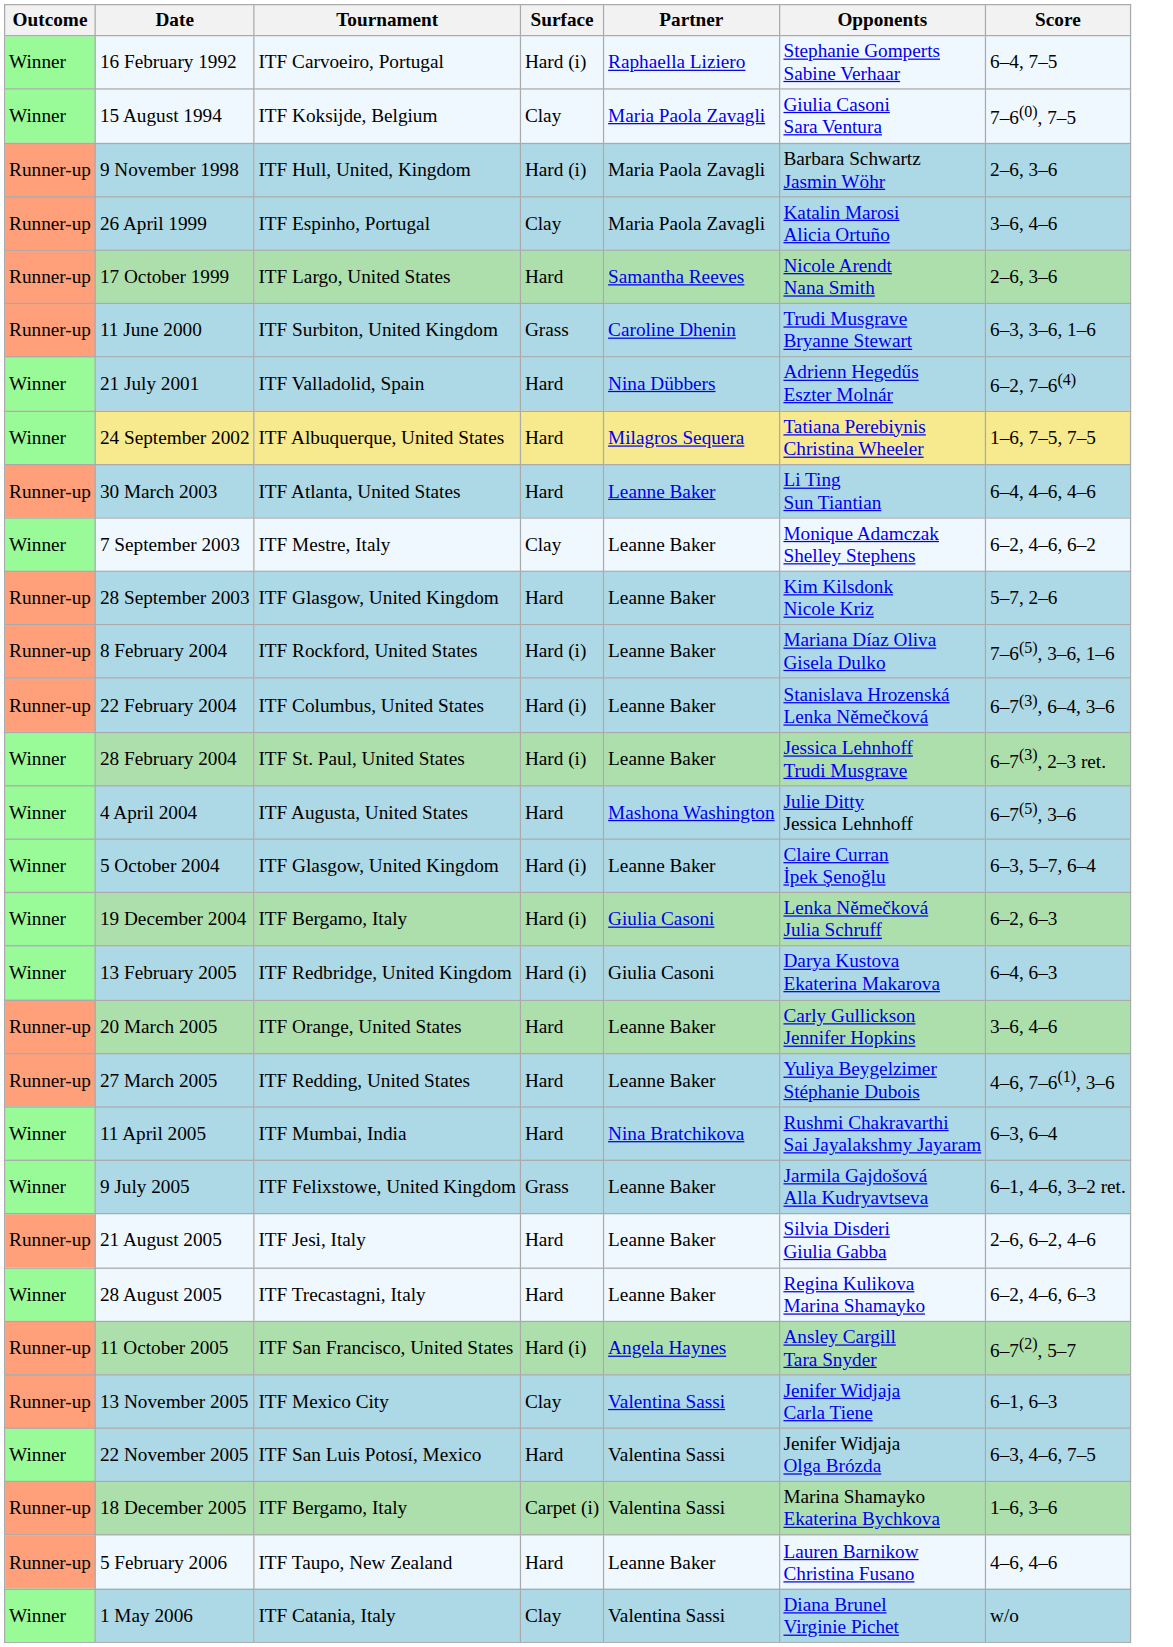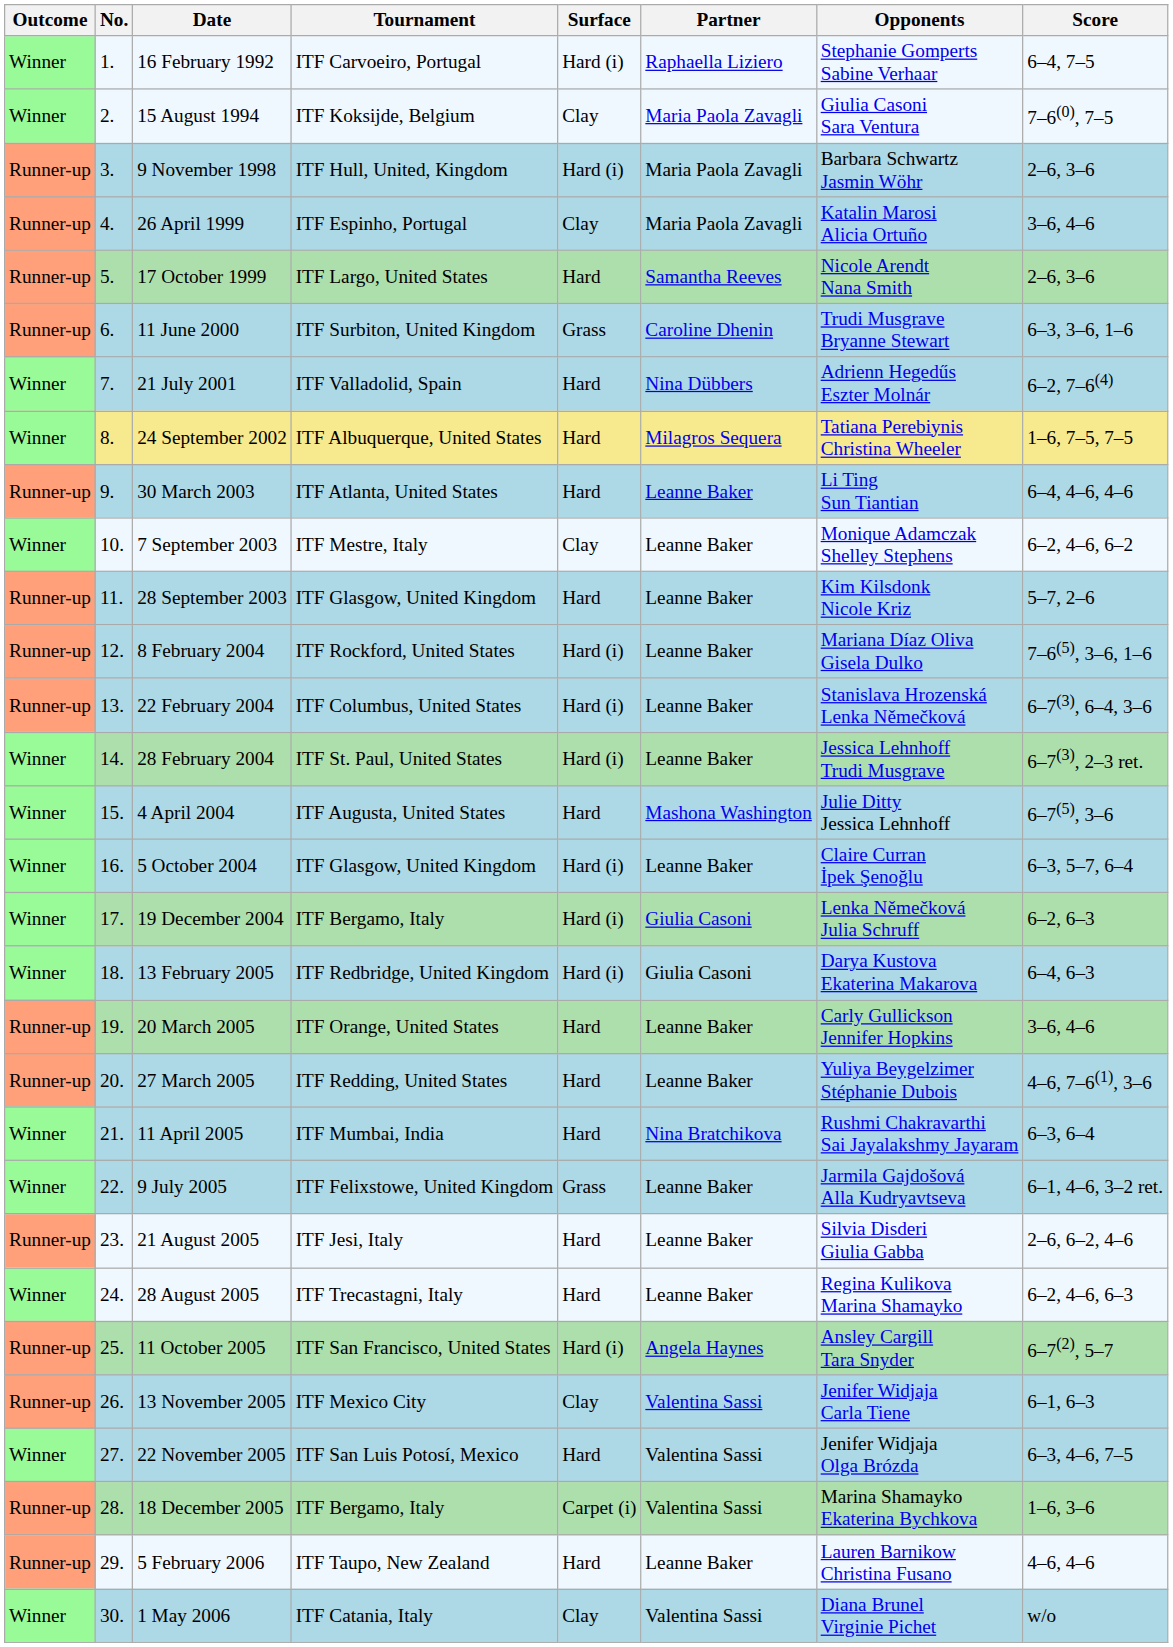+ column: (114, 19)
